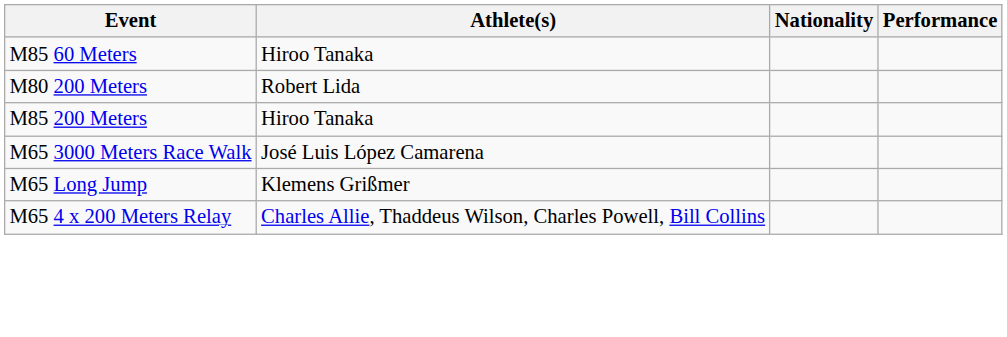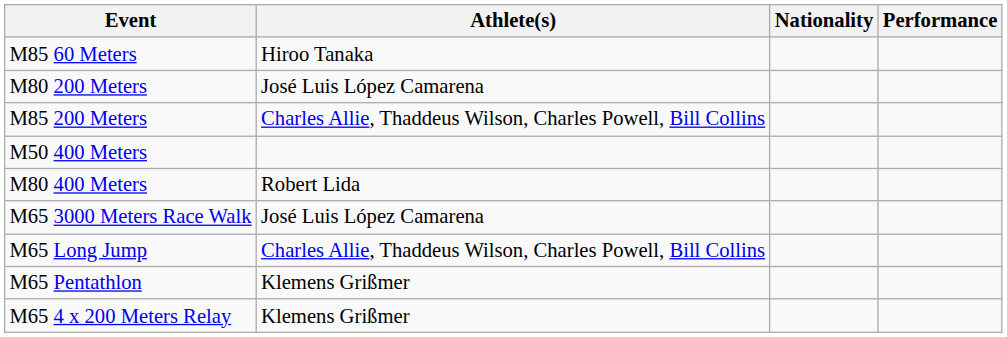(311, 86) Robert Lida -> (373, 86) José Luis López Camarena
(317, 119) Hiroo Tanaka -> (513, 119) Charles Allie, Thaddeus Wilson, Charles Powell, Bill Collins
+ row: (78, 151)
+ row: (78, 184)
(335, 184) Klemens Grißmer -> (513, 250) Charles Allie, Thaddeus Wilson, Charles Powell, Bill Collins
+ row: (76, 282)
(513, 217) Charles Allie, Thaddeus Wilson, Charles Powell, Bill Collins -> (335, 315) Klemens Grißmer
